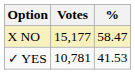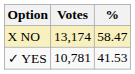(73, 36) 15,177 -> (73, 36) 13,174
